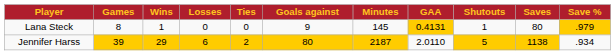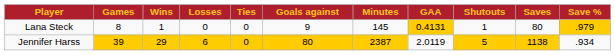(246, 42) 2 -> (246, 42) 0
(380, 42) 2187 -> (380, 42) 2387
(431, 42) 2.0110 -> (431, 42) 2.0119
